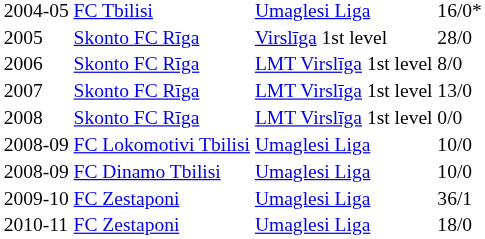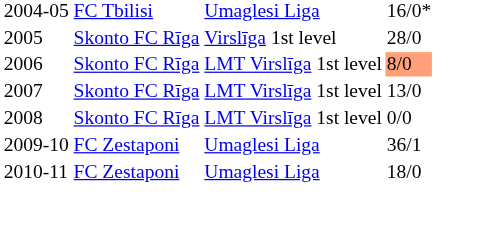(450, 64) no background -> (399, 64) lightsalmon background
- row: (36, 144)
- row: (36, 171)
